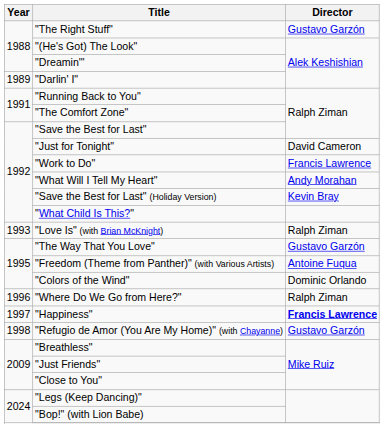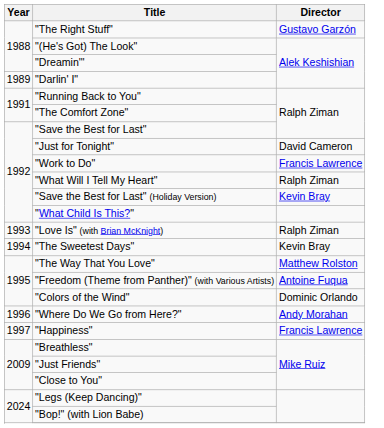(322, 180) Andy Morahan -> (309, 180) Ralph Ziman
+ row: (85, 247)
(326, 247) Gustavo Garzón -> (318, 264) Matthew Rolston
(318, 297) Ralph Ziman -> (313, 314) Andy Morahan
(332, 314) bold -> (321, 331) normal
- row: (159, 331)
